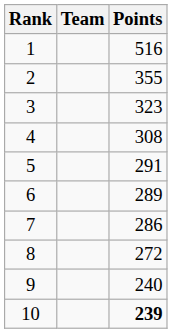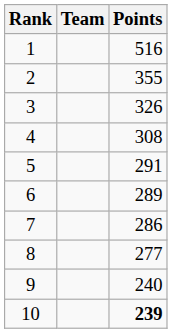(149, 107) 323 -> (149, 107) 326
(149, 254) 272 -> (149, 254) 277
